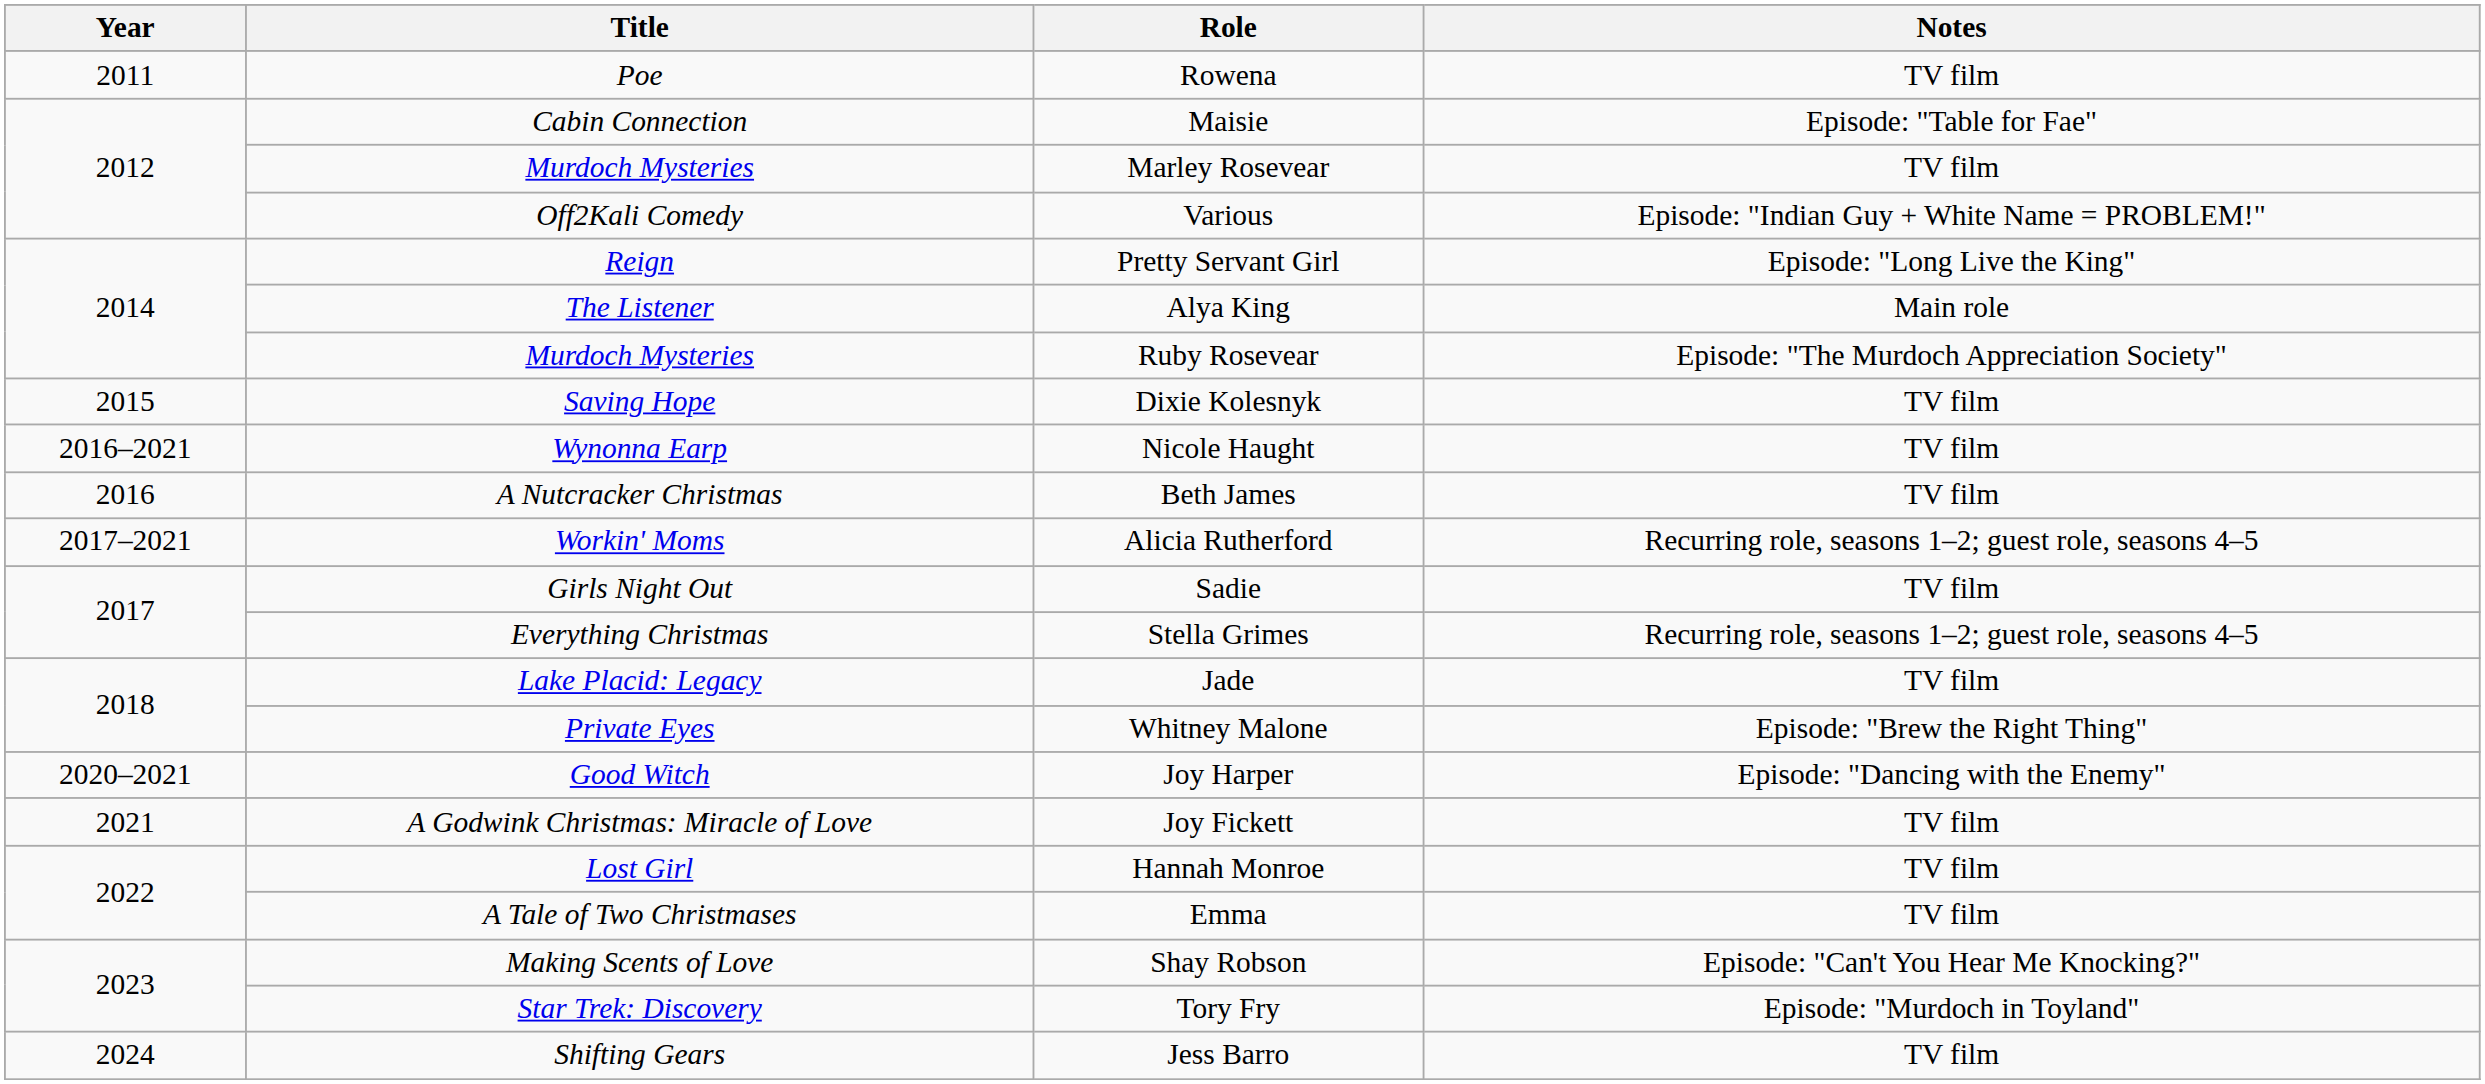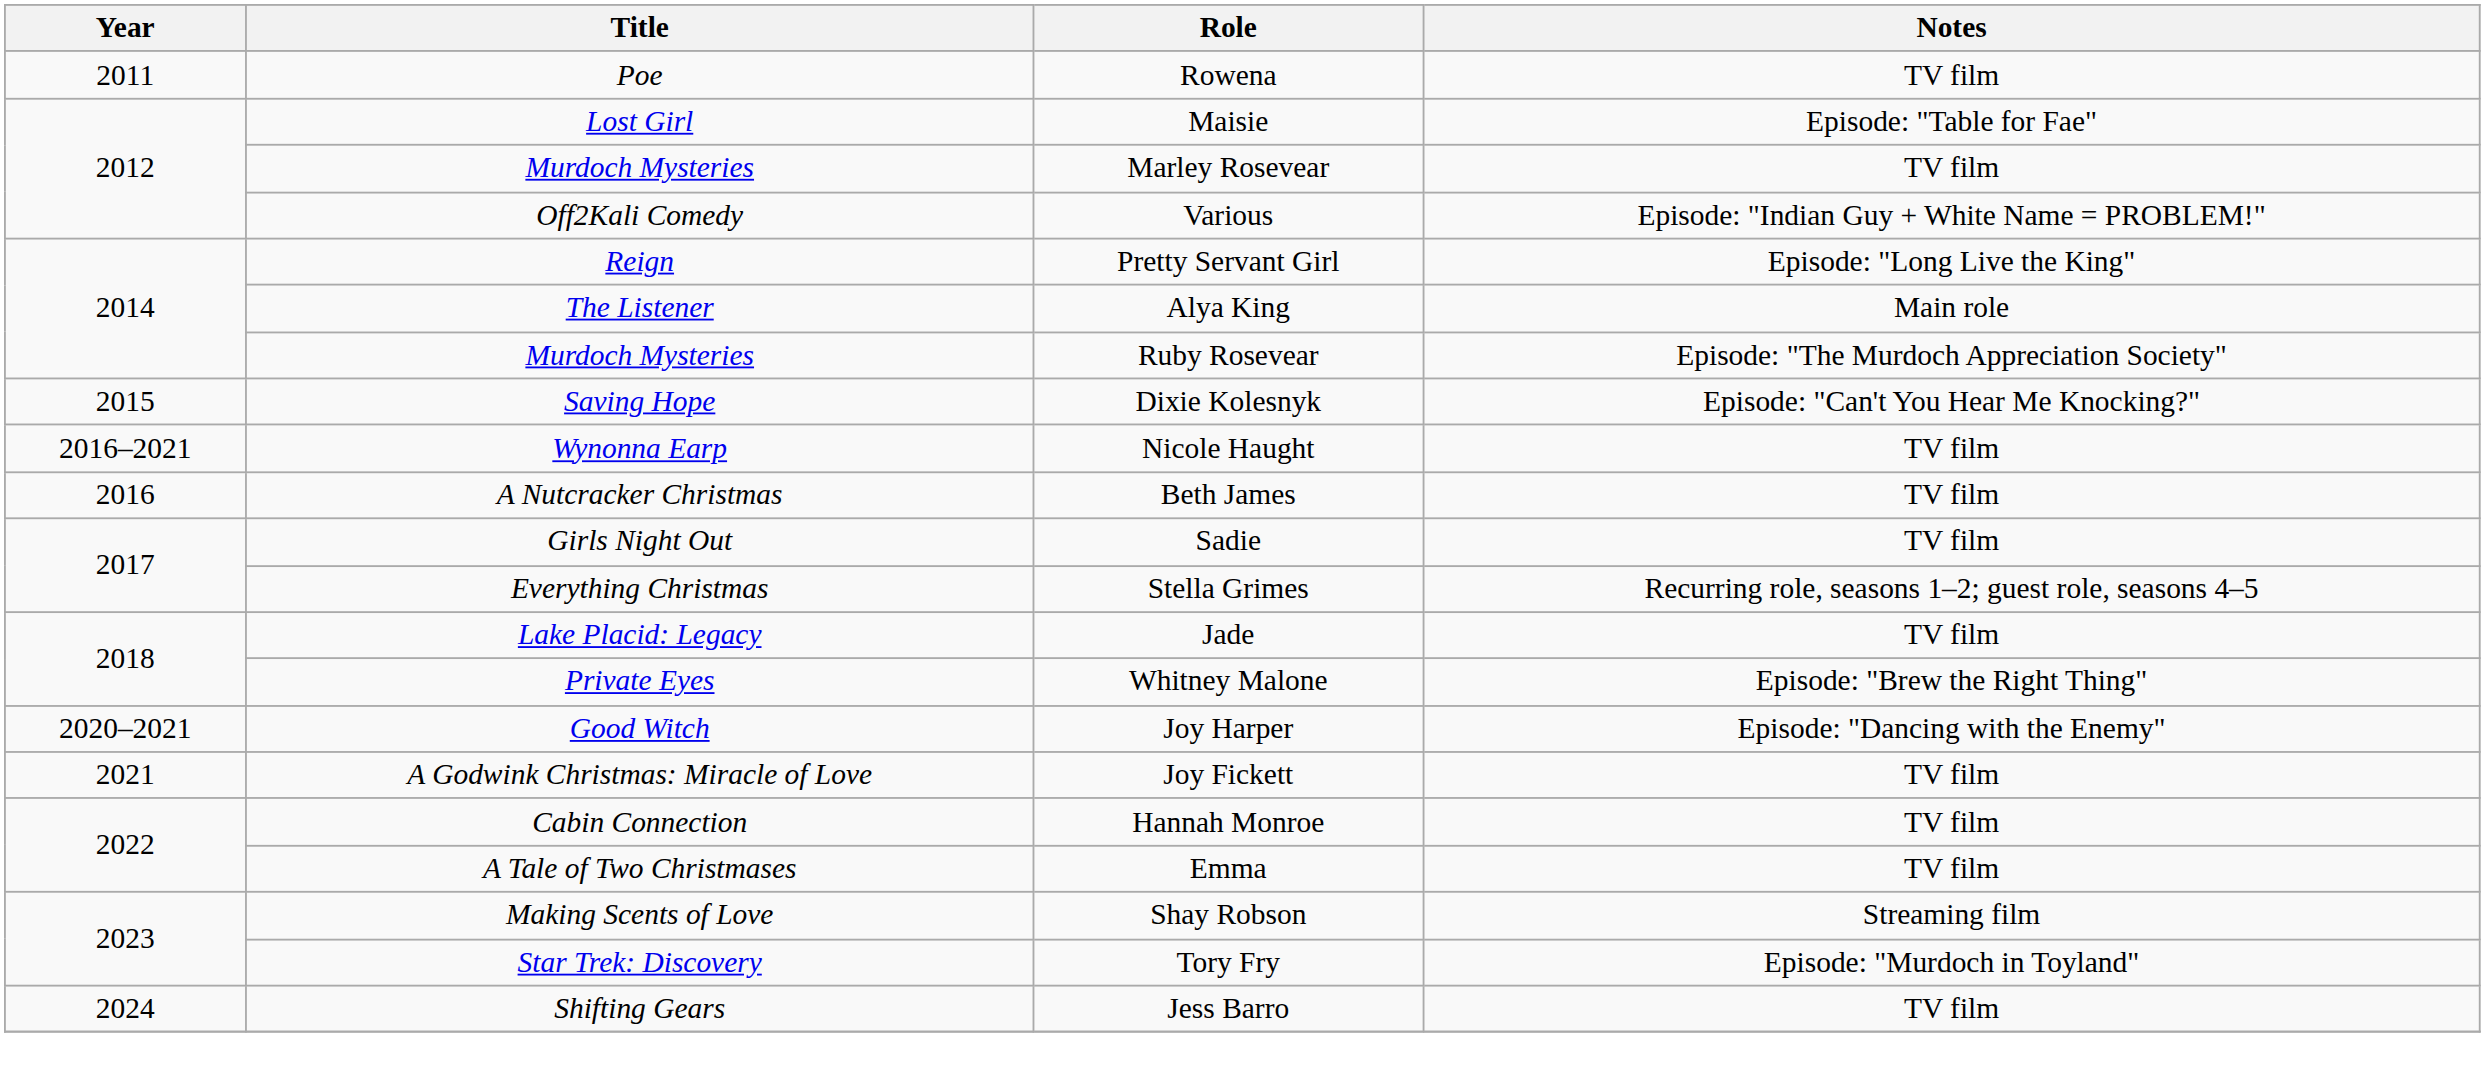(640, 121) Cabin Connection -> (640, 121) Lost Girl
(1952, 401) TV film -> (1952, 401) Episode: "Can't You Hear Me Knocking?"
- row: (1228, 541)
(640, 868) Lost Girl -> (640, 821) Cabin Connection
(1952, 961) Episode: "Can't You Hear Me Knocking?" -> (1952, 914) Streaming film
